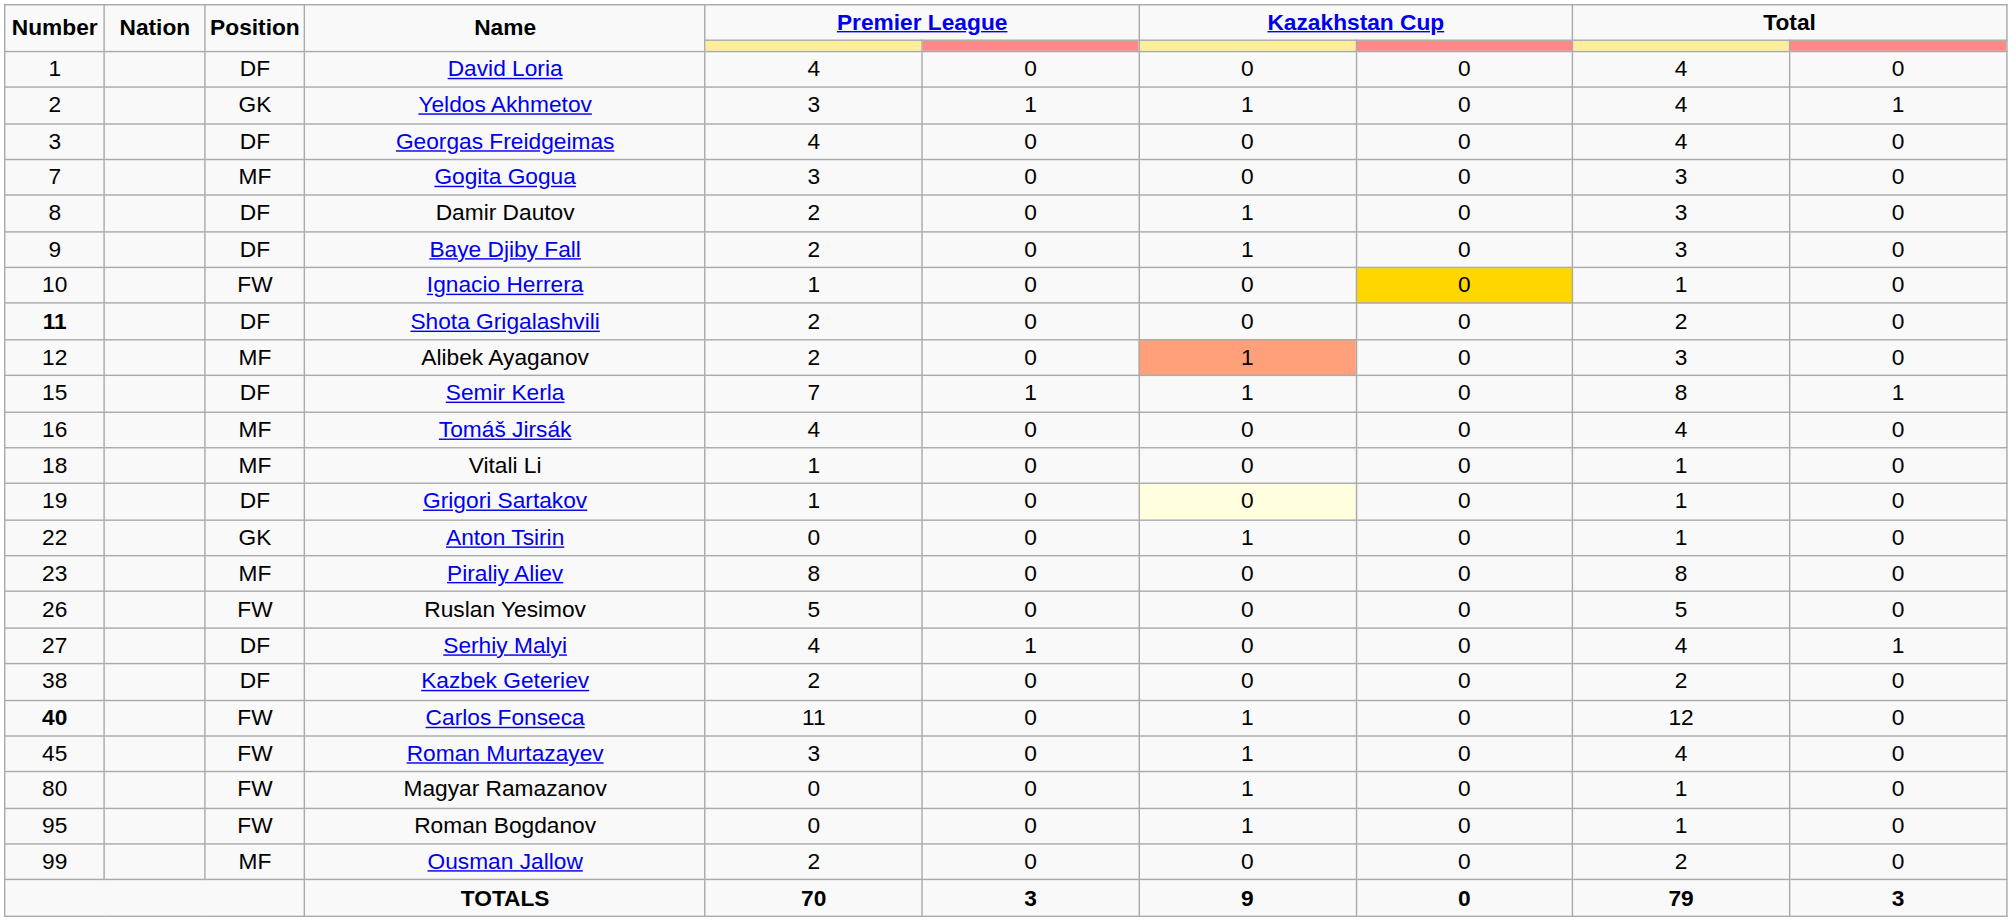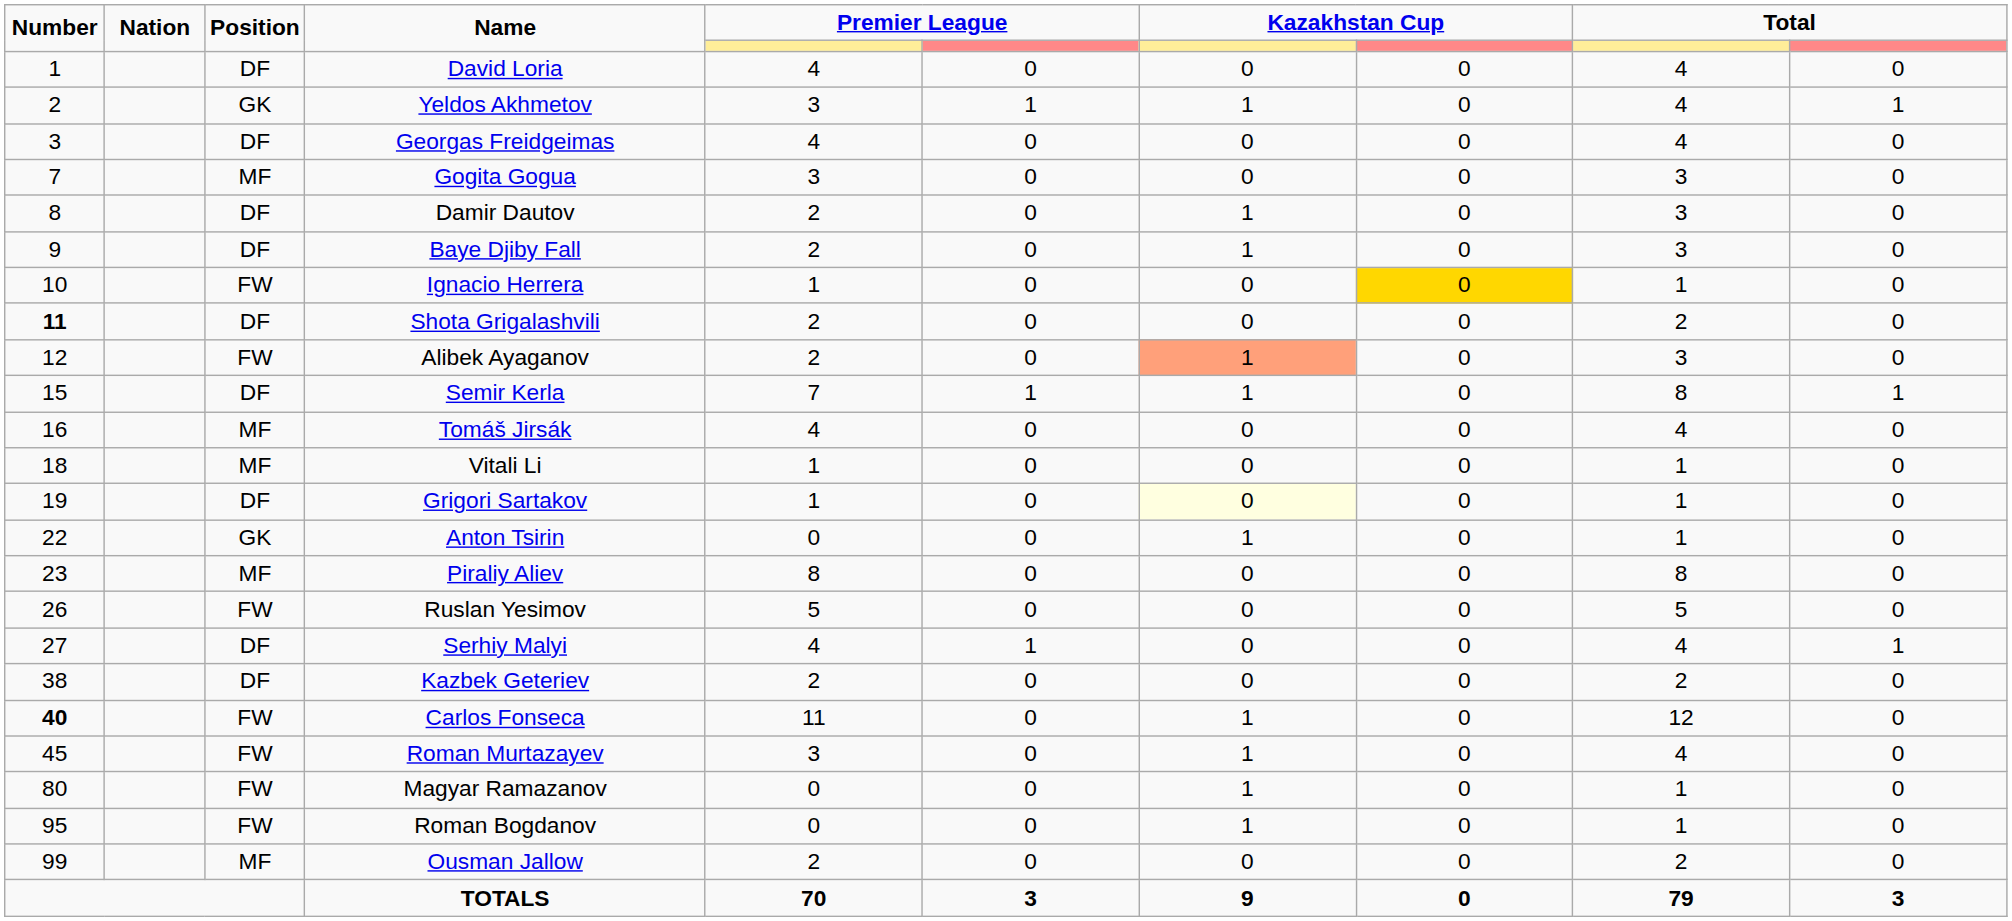(255, 357) MF -> (255, 357) FW
